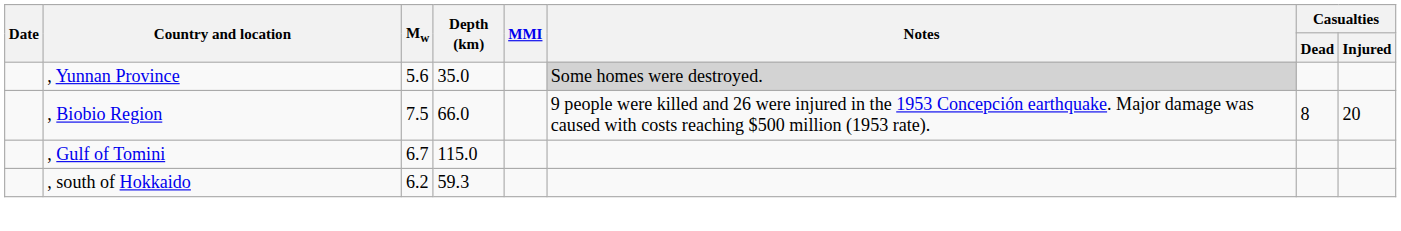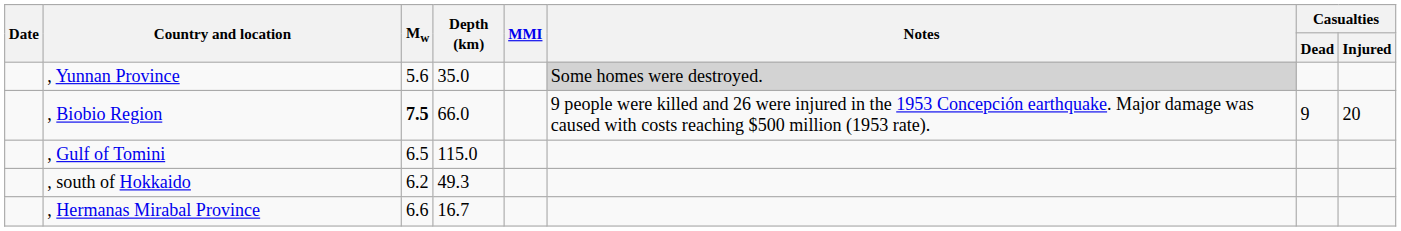(417, 115) normal -> (417, 115) bold
(1305, 115) 8 -> (1305, 115) 9
(417, 153) 6.7 -> (417, 153) 6.5
(453, 182) 59.3 -> (453, 182) 49.3
+ row: (154, 211)
